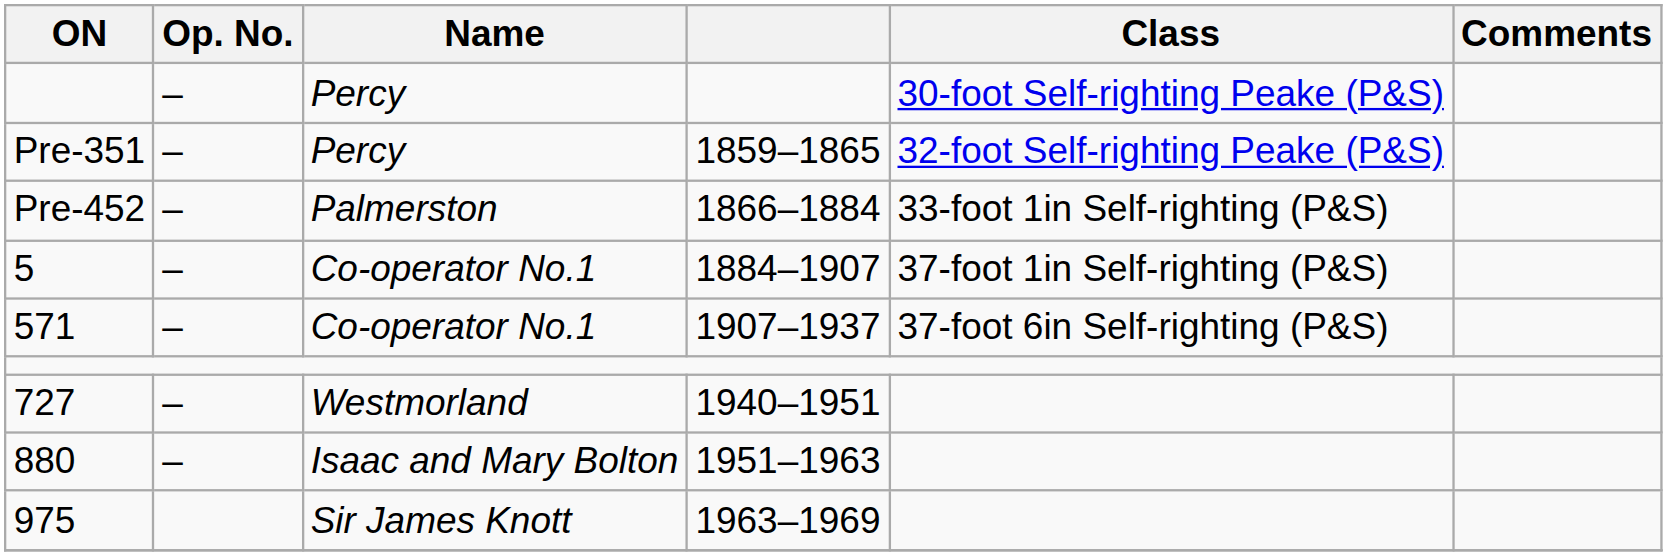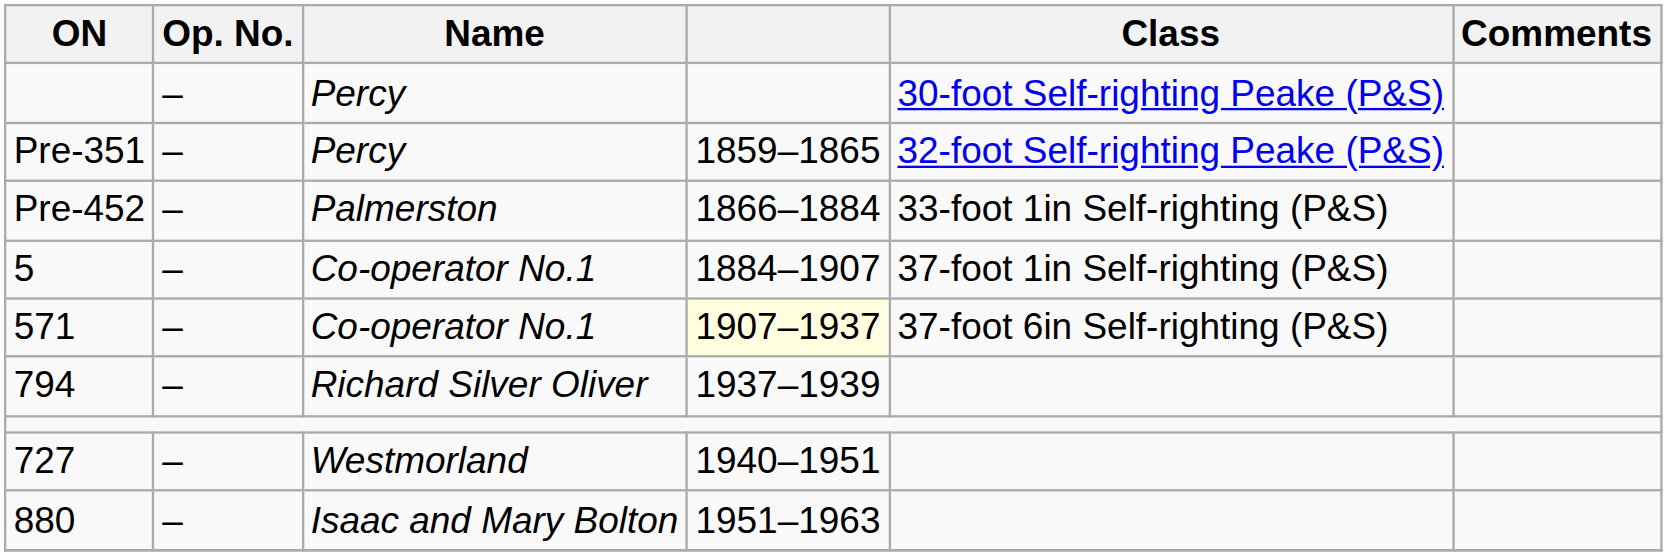(788, 326) no background -> (788, 326) lightyellow background
+ row: (45, 385)
- row: (45, 519)
